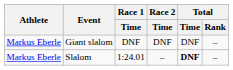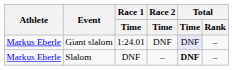(131, 42) DNF -> (131, 42) 1:24.01
(190, 42) no background -> (190, 42) lavender background
(131, 58) 1:24.01 -> (131, 58) DNF
